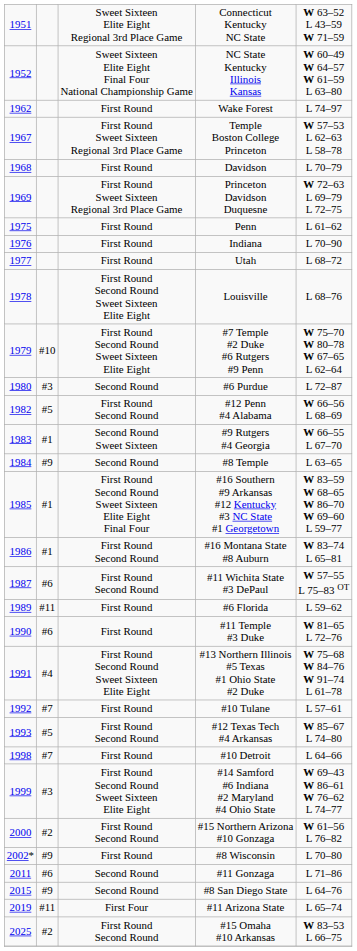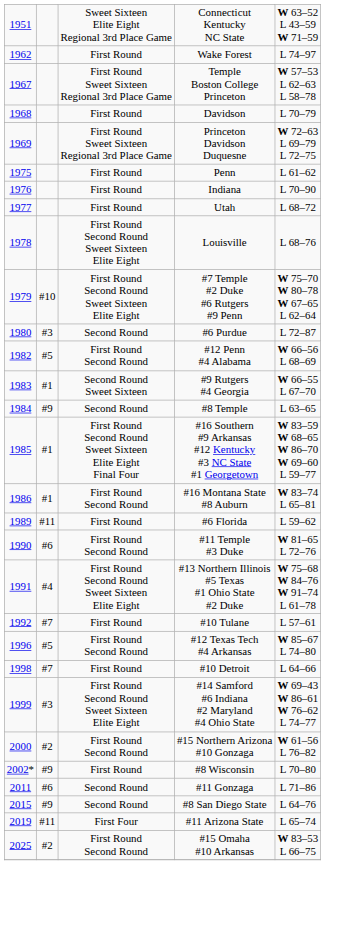- row: (246, 73)
- row: (246, 583)
(127, 631) First Round -> (116, 545) First Round Second Round
(20, 732) 1993 -> (20, 645) 1996
